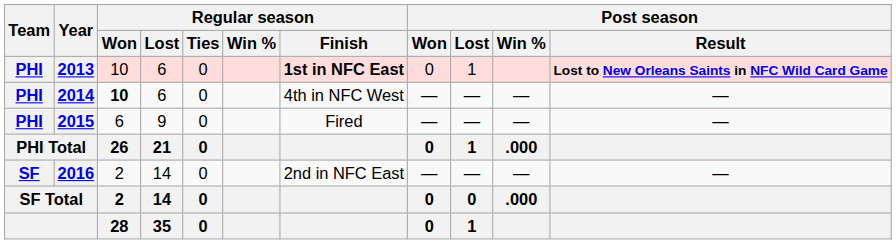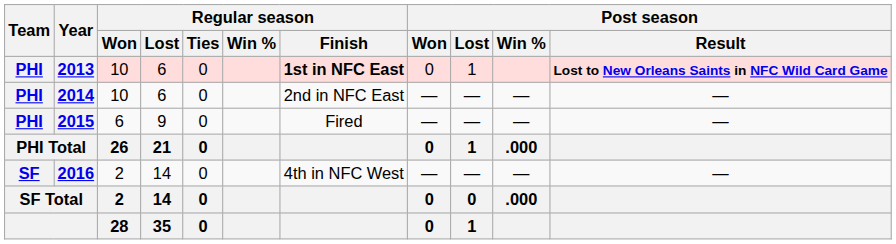(119, 96) bold -> (119, 96) normal
(344, 96) 4th in NFC West -> (344, 96) 2nd in NFC East
(344, 174) 2nd in NFC East -> (344, 174) 4th in NFC West
